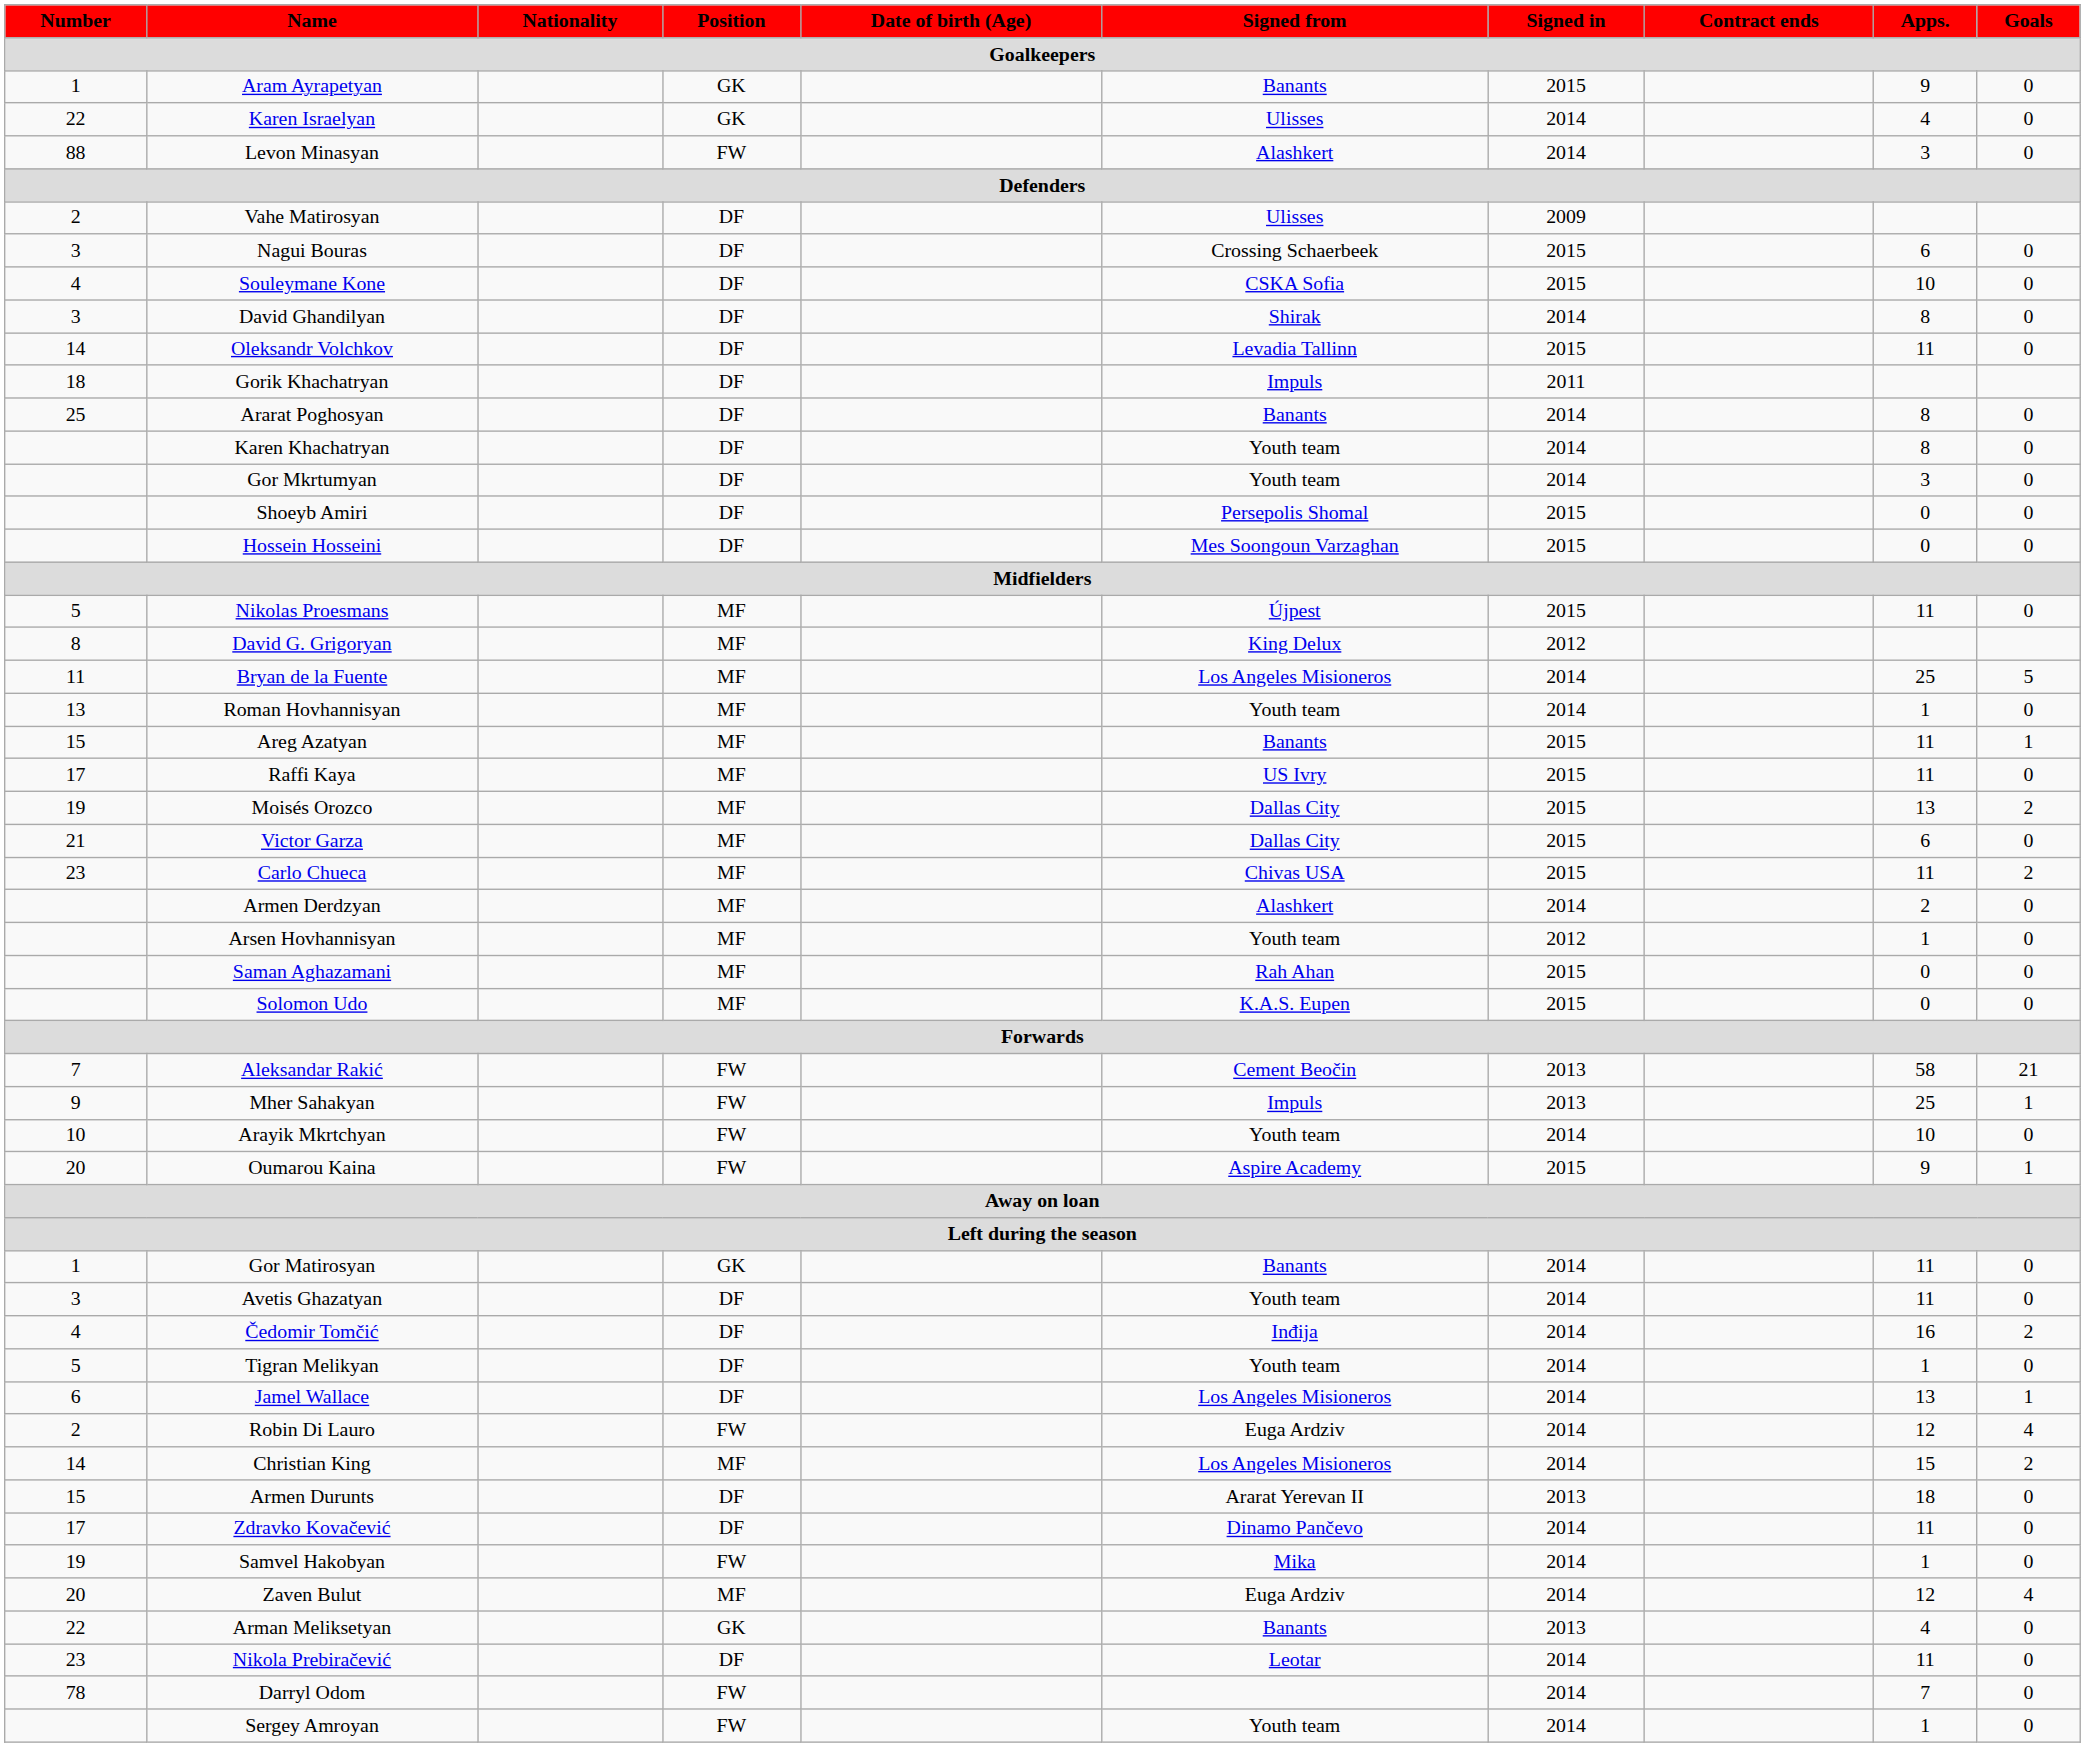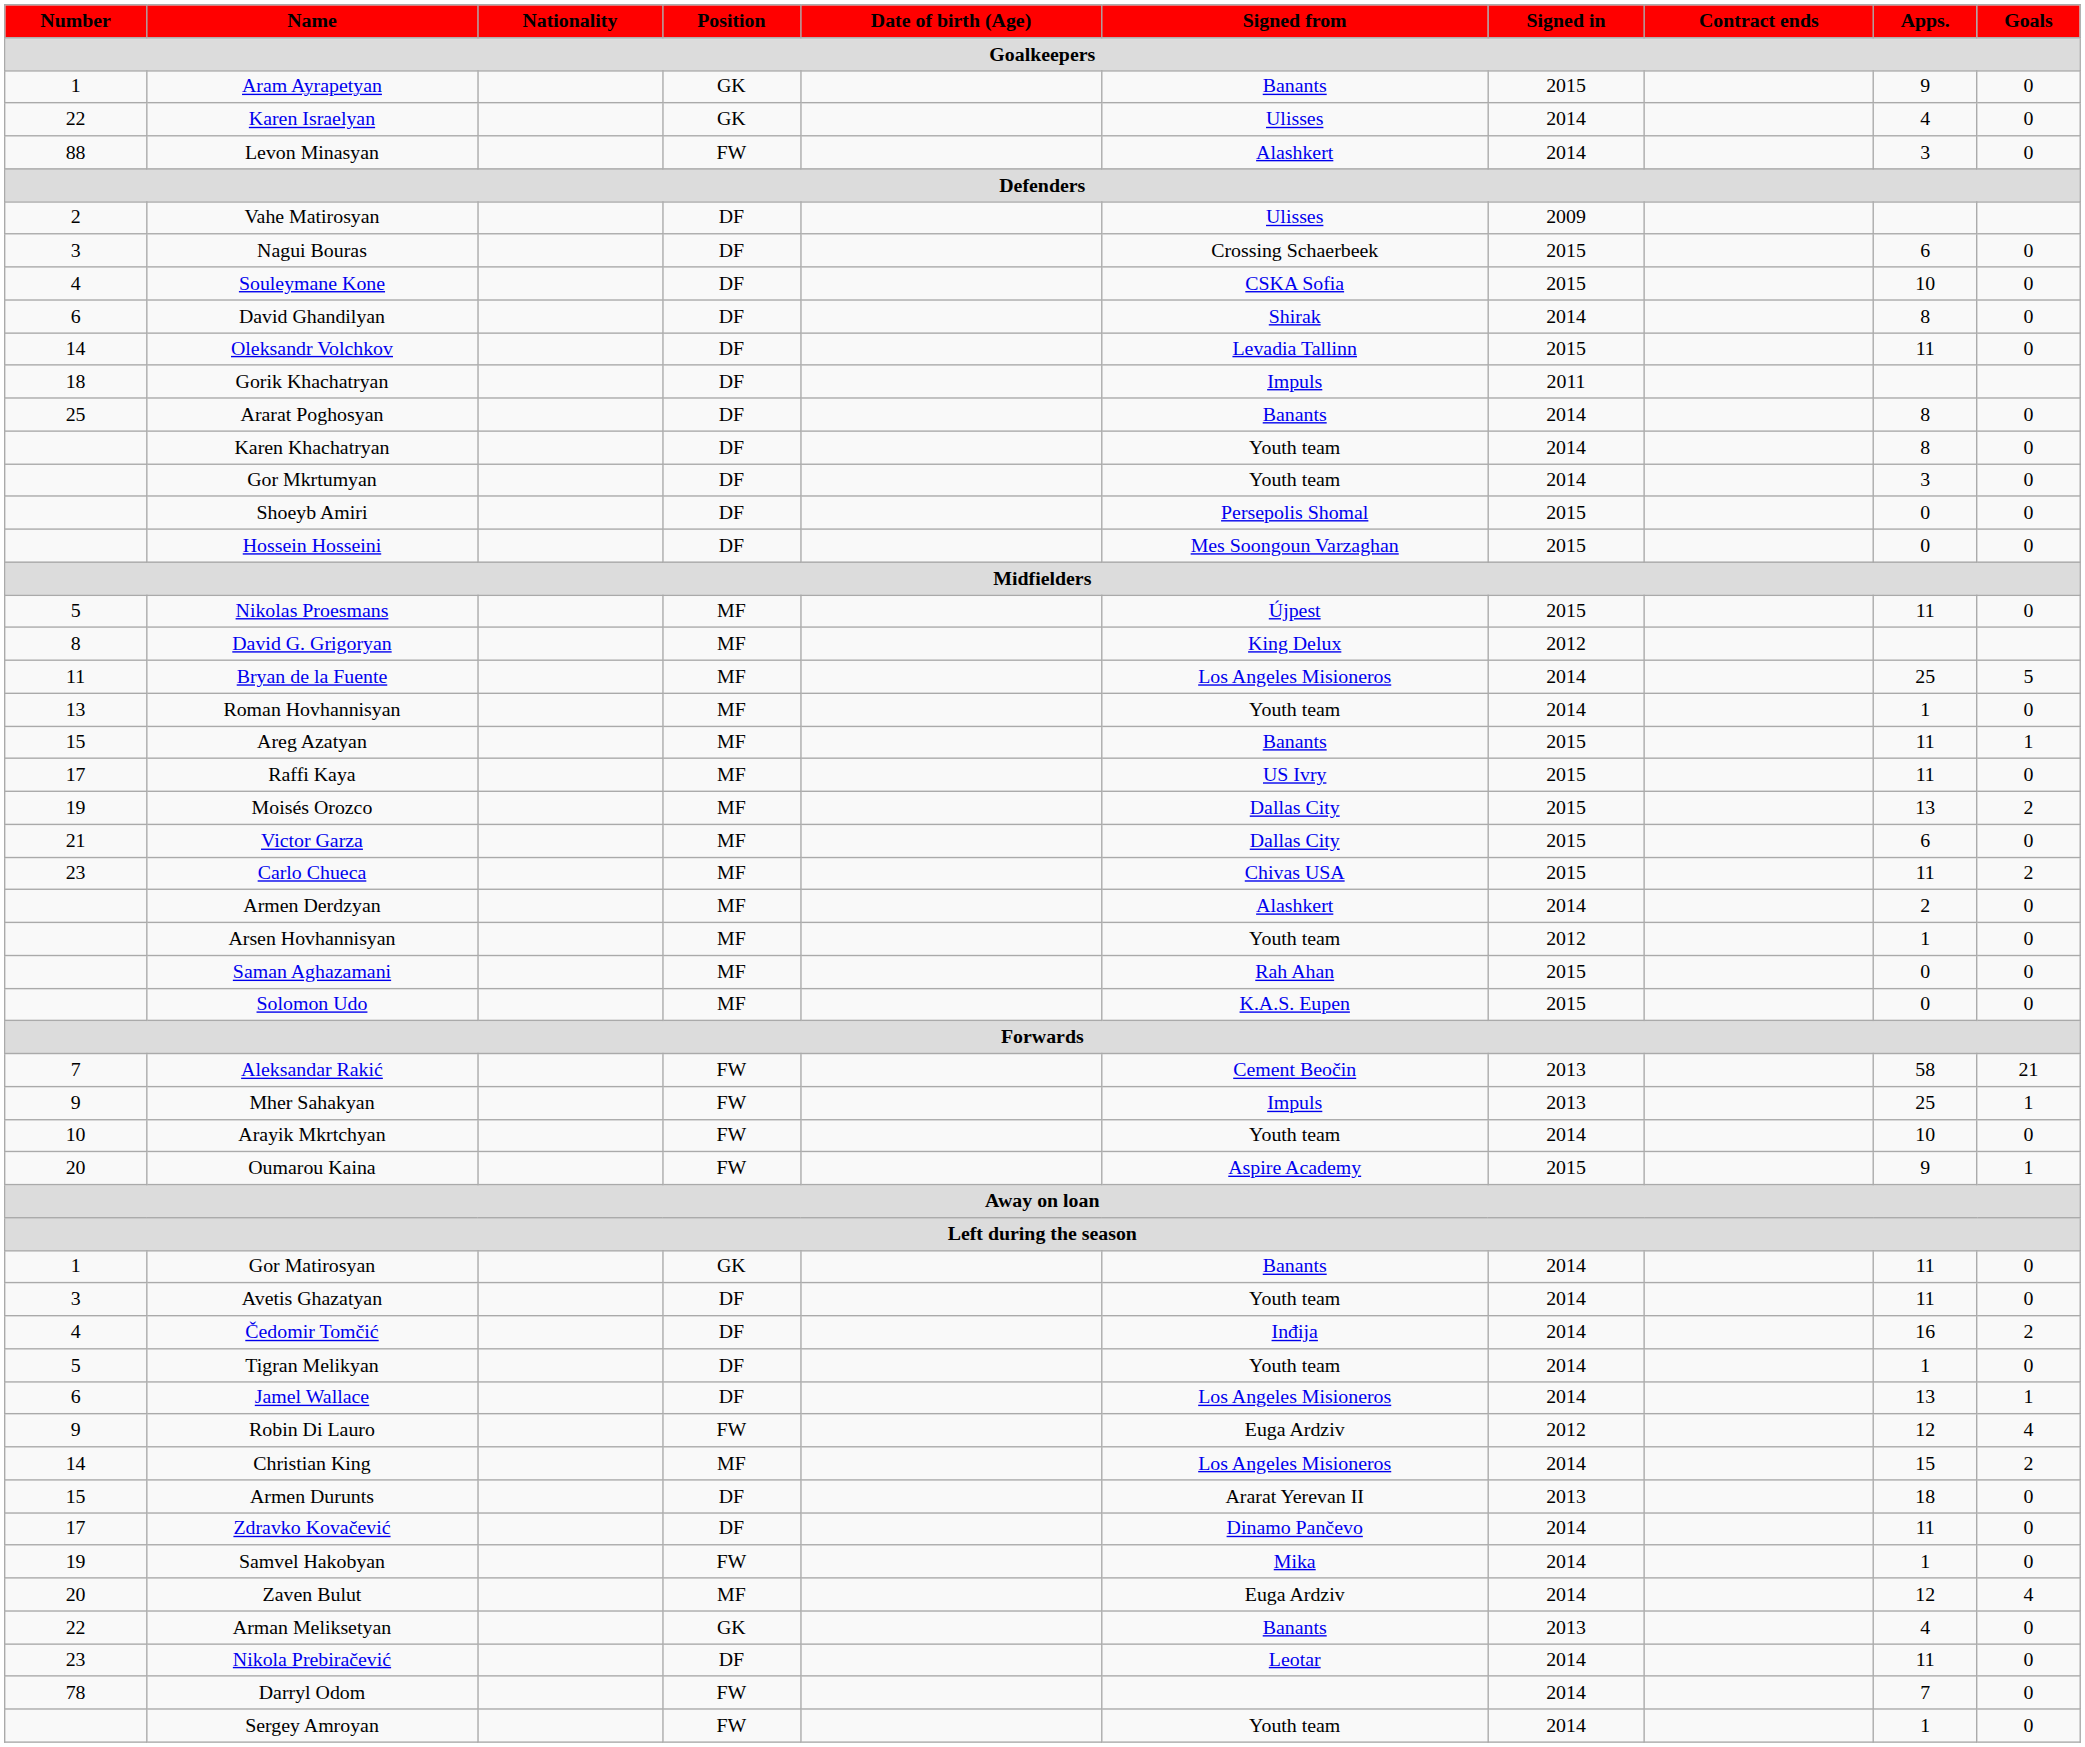(76, 316) 3 -> (76, 316) 6
(76, 1430) 2 -> (76, 1430) 9
(1566, 1430) 2014 -> (1566, 1430) 2012
